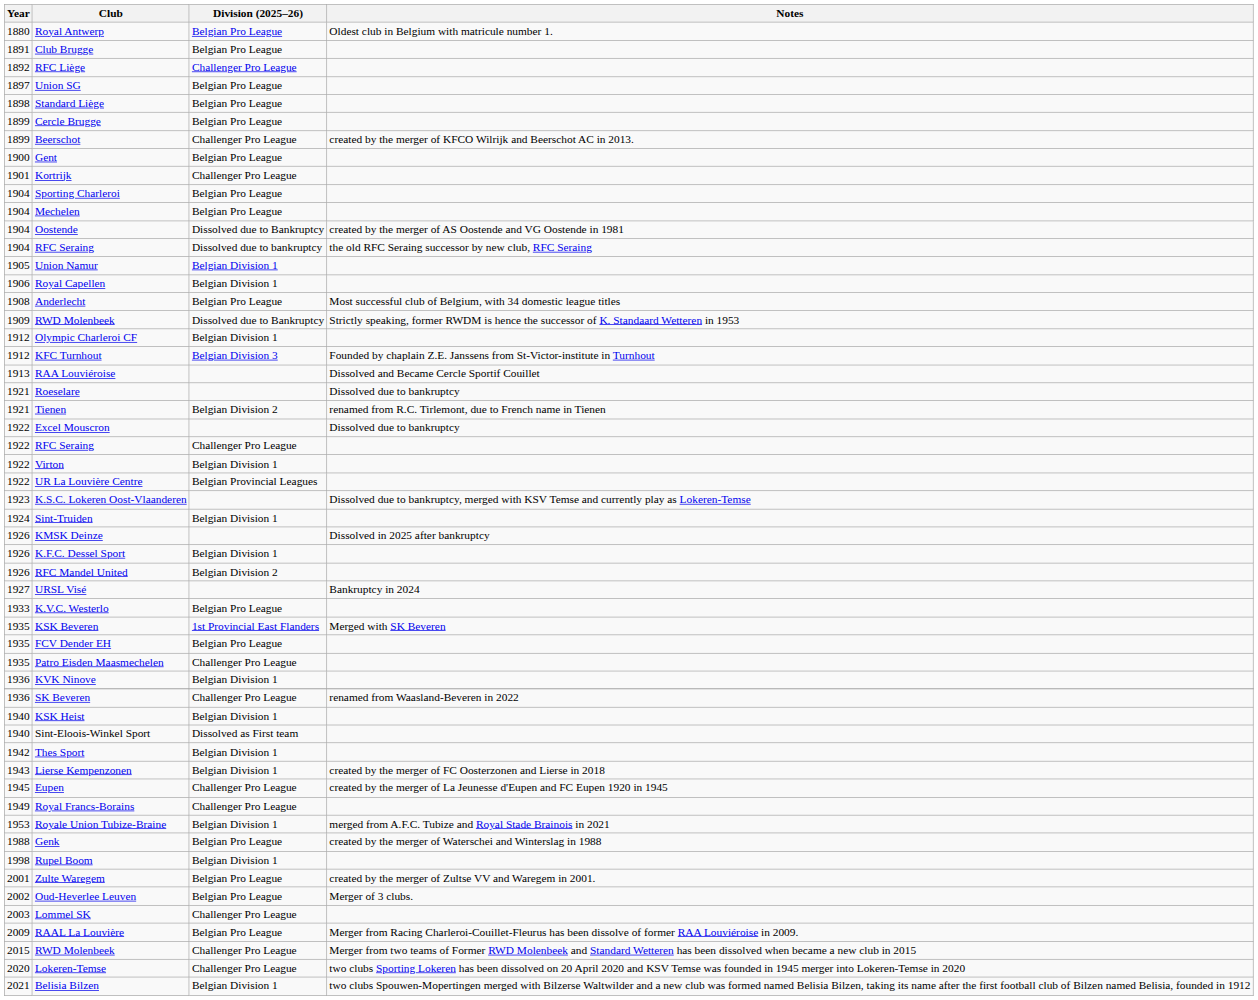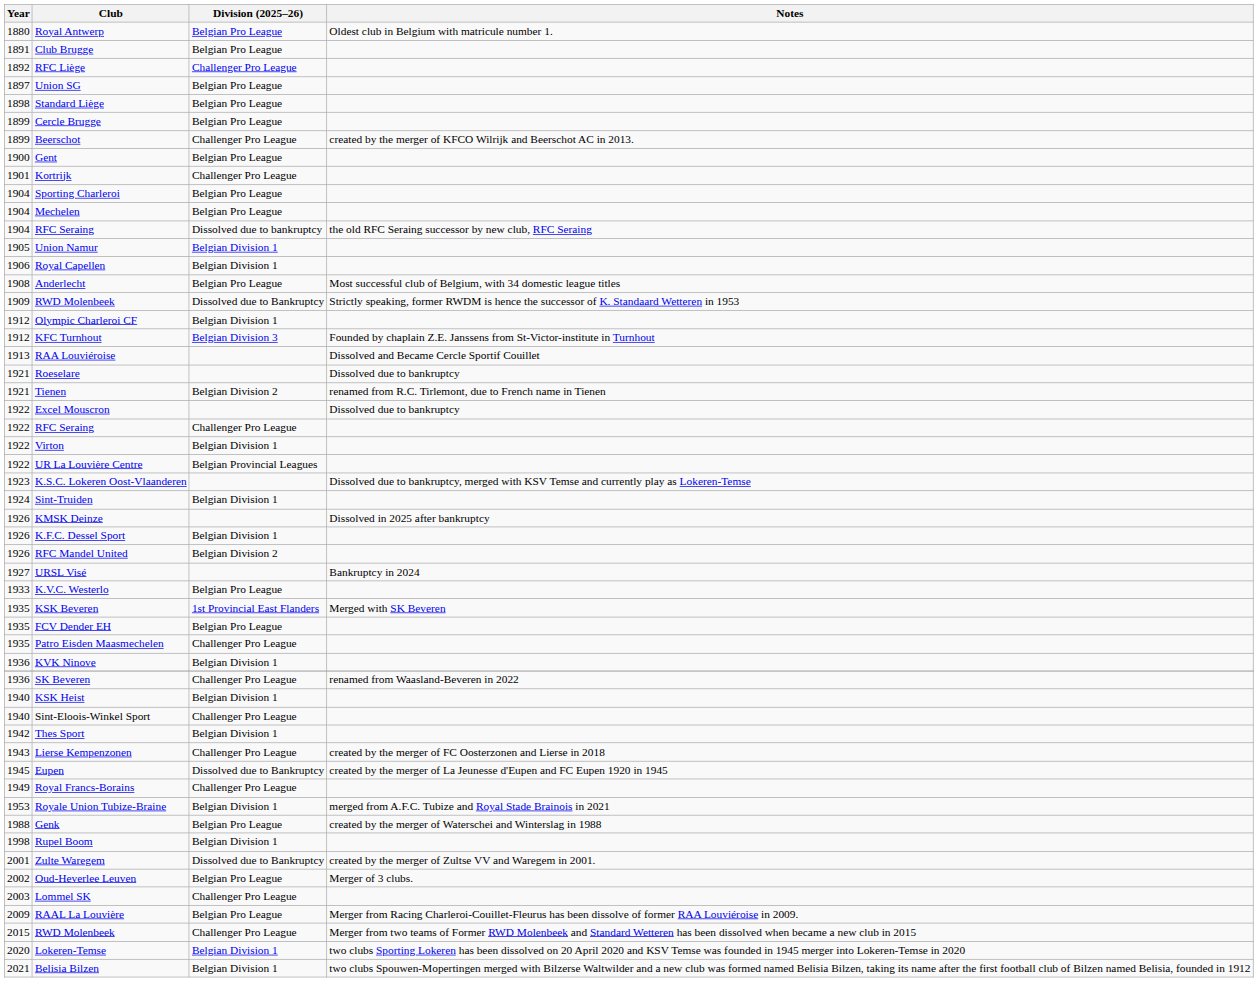- row: (18, 229)
(245, 734) Dissolved as First team -> (244, 716) Challenger Pro League
(235, 770) Belgian Division 1 -> (244, 752) Challenger Pro League
(244, 788) Challenger Pro League -> (258, 770) Dissolved due to Bankruptcy
(237, 878) Belgian Pro League -> (258, 860) Dissolved due to Bankruptcy
(244, 968) Challenger Pro League -> (235, 950) Belgian Division 1
